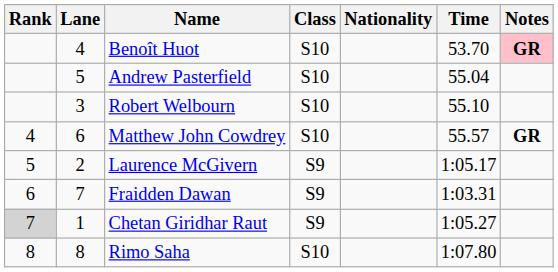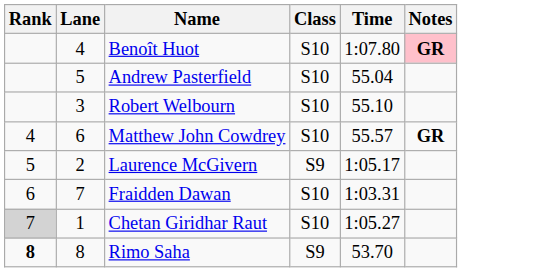- column: (388, 19)
(469, 48) 53.70 -> (372, 48) 1:07.80
(315, 194) S9 -> (315, 194) S10
(315, 223) S9 -> (315, 223) S10
(30, 252) normal -> (30, 252) bold
(315, 252) S10 -> (315, 252) S9
(469, 252) 1:07.80 -> (372, 252) 53.70
